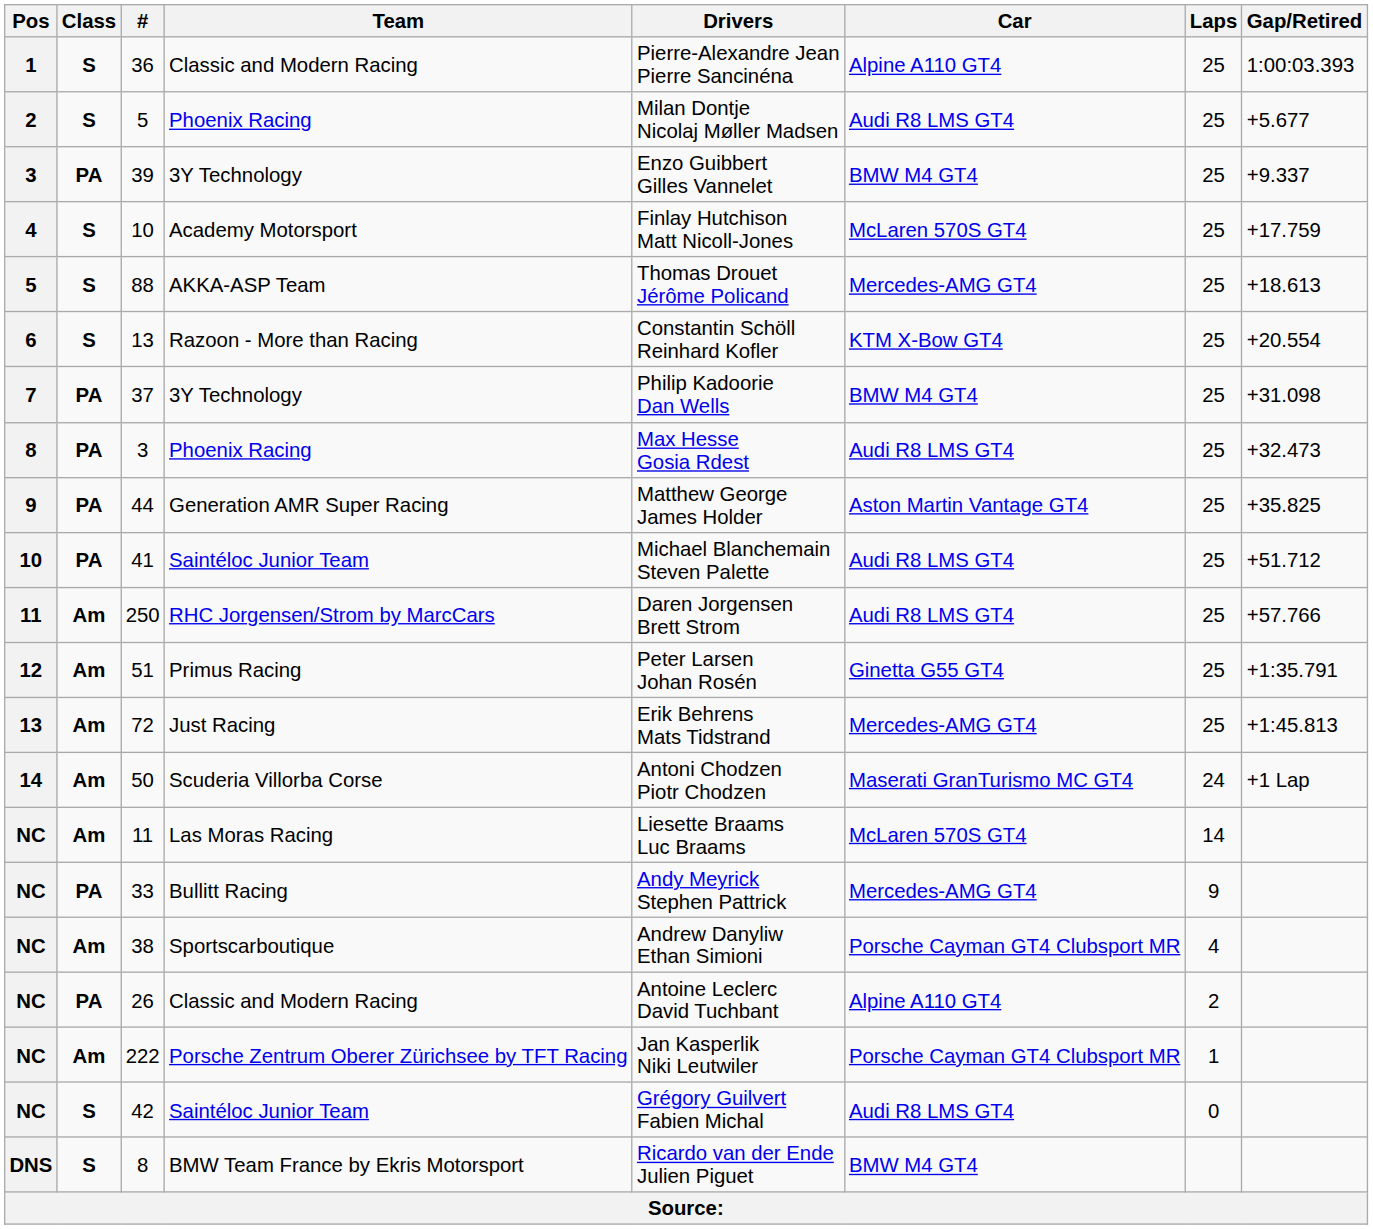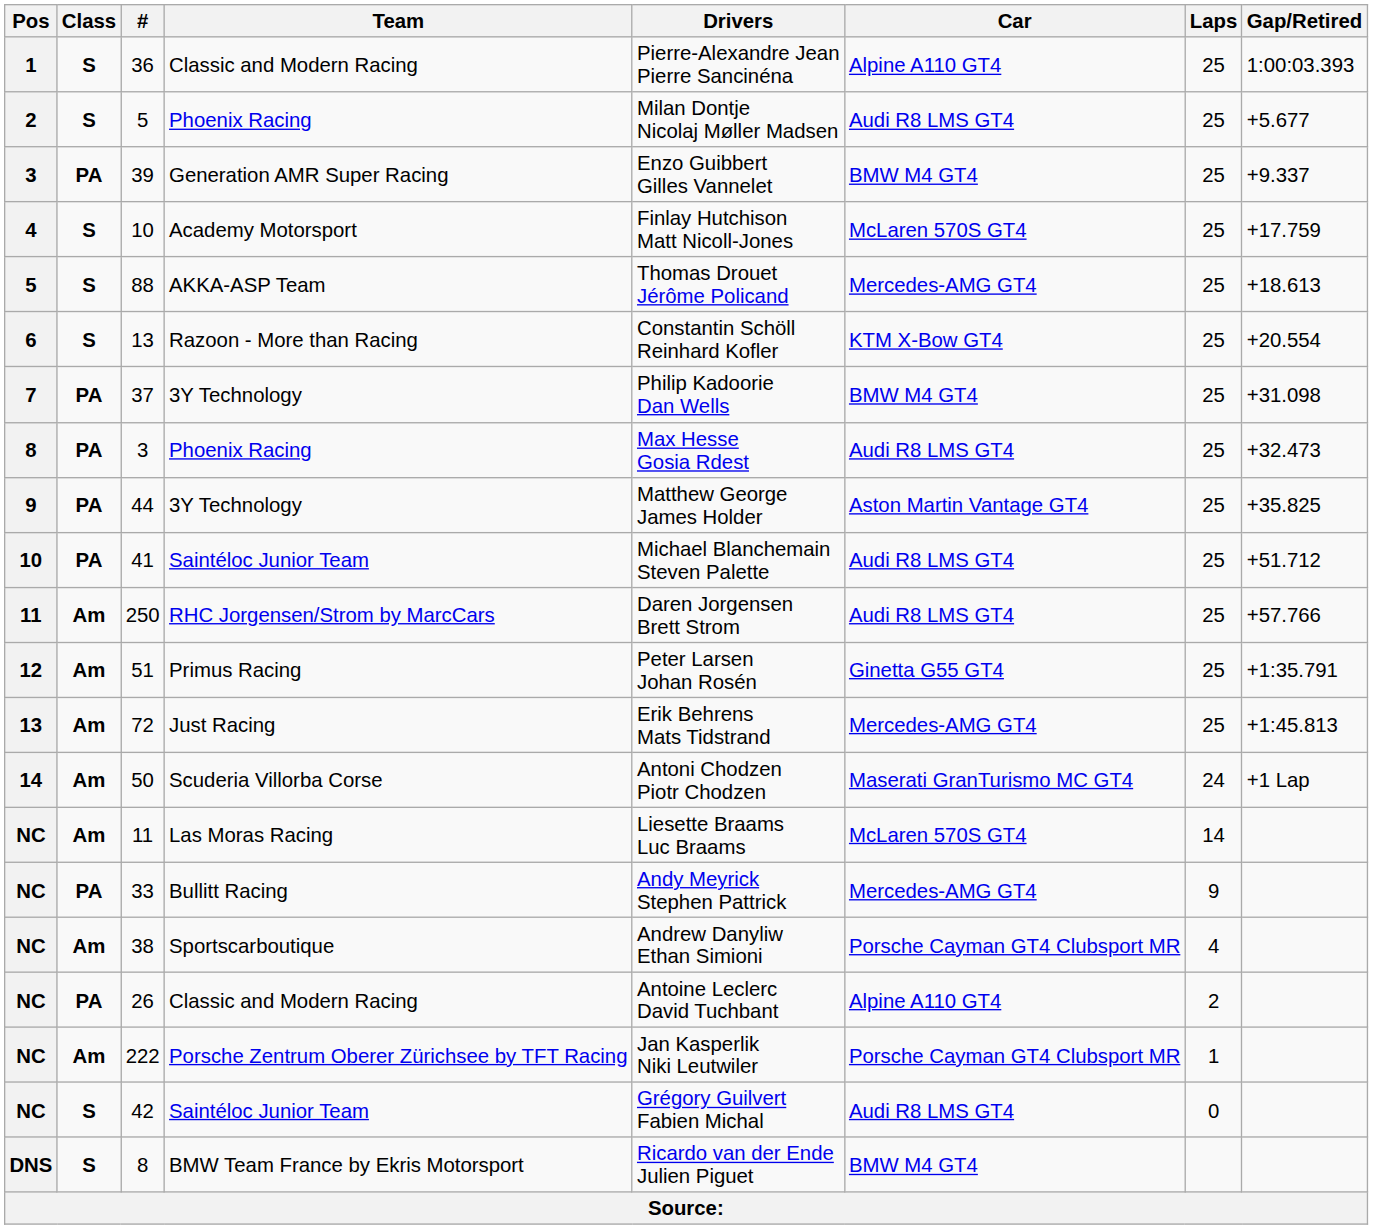(235, 175) 3Y Technology -> (309, 175) Generation AMR Super Racing
(309, 505) Generation AMR Super Racing -> (235, 505) 3Y Technology
